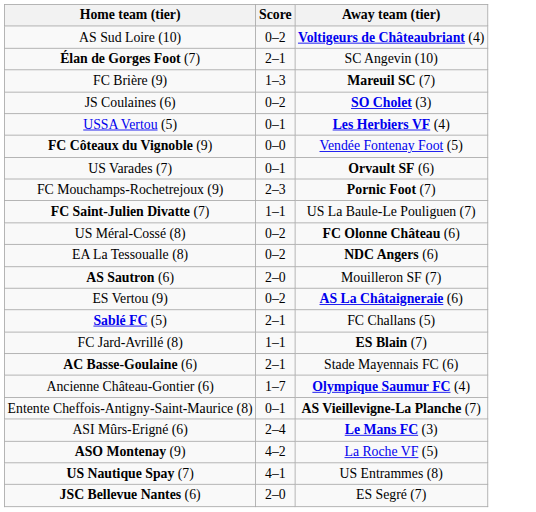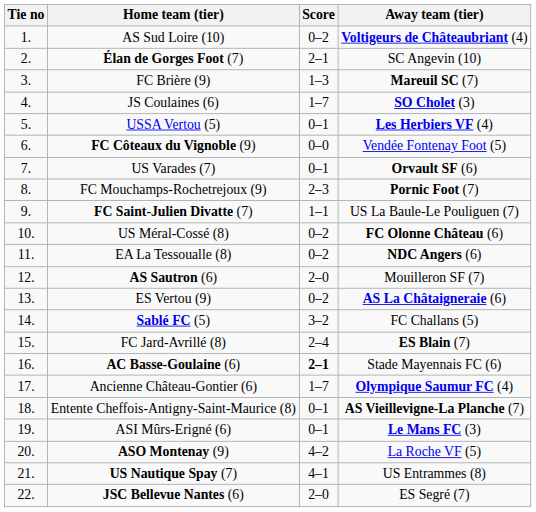+ column: (26, 15)
(275, 102) 0–2 -> (318, 102) 1–7
(275, 320) 2–1 -> (318, 320) 3–2
(275, 342) 1–1 -> (318, 342) 2–4
(275, 364) normal -> (318, 364) bold
(275, 430) 2–4 -> (318, 430) 0–1
